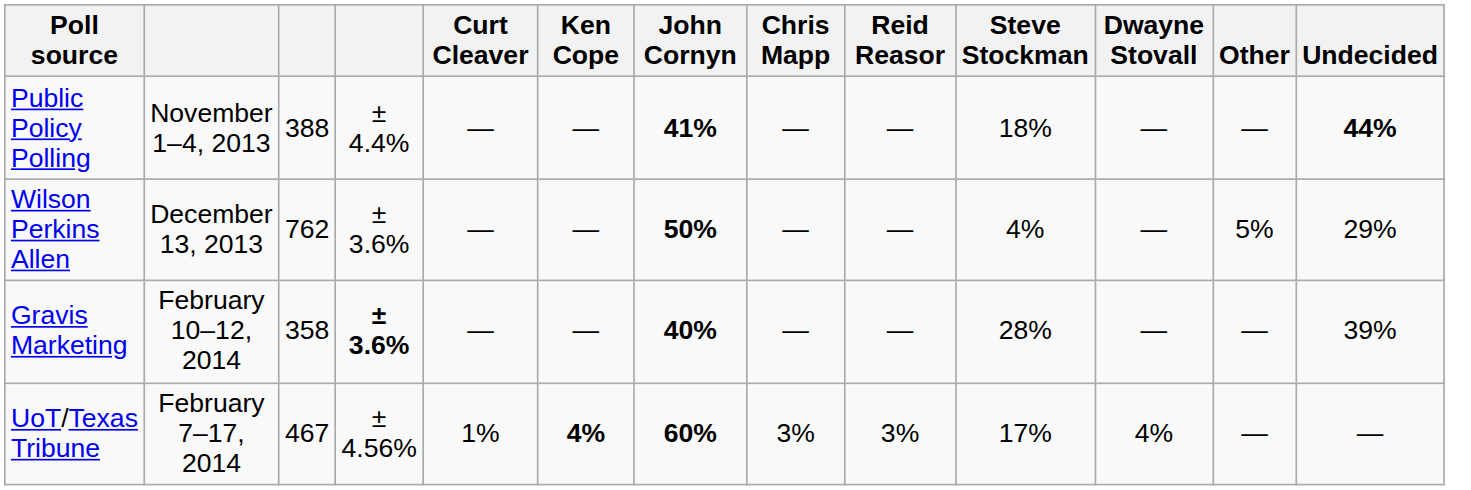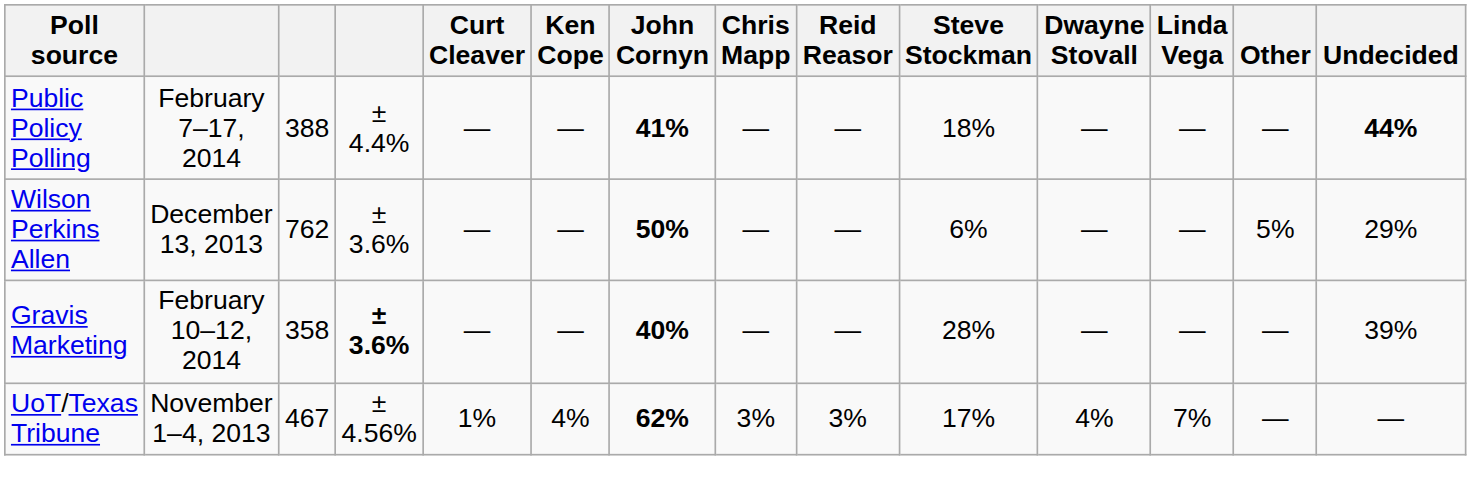+ column: (1192, 40)
(211, 127) November 1–4, 2013 -> (211, 127) February 7–17, 2014
(1025, 229) 4% -> (968, 229) 6%
(211, 433) February 7–17, 2014 -> (211, 418) November 1–4, 2013
(586, 433) bold -> (570, 418) normal
(690, 433) 60% -> (662, 418) 62%
